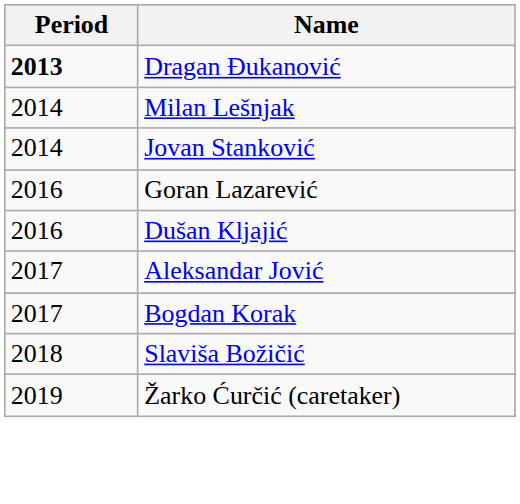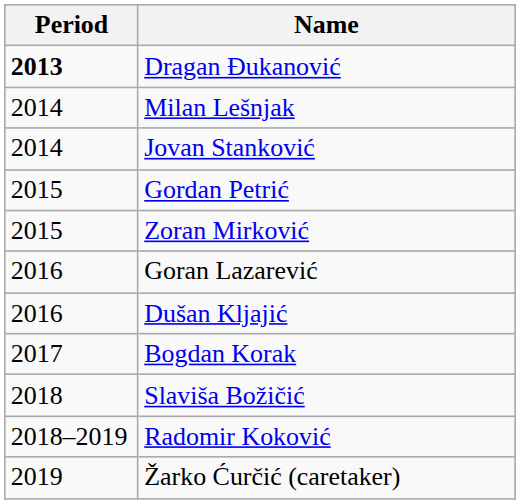+ row: (217, 189)
+ row: (227, 230)
- row: (234, 271)
+ row: (237, 436)
